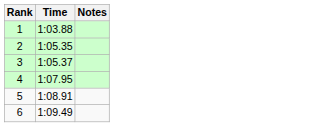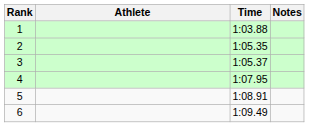+ column: (132, 12)
